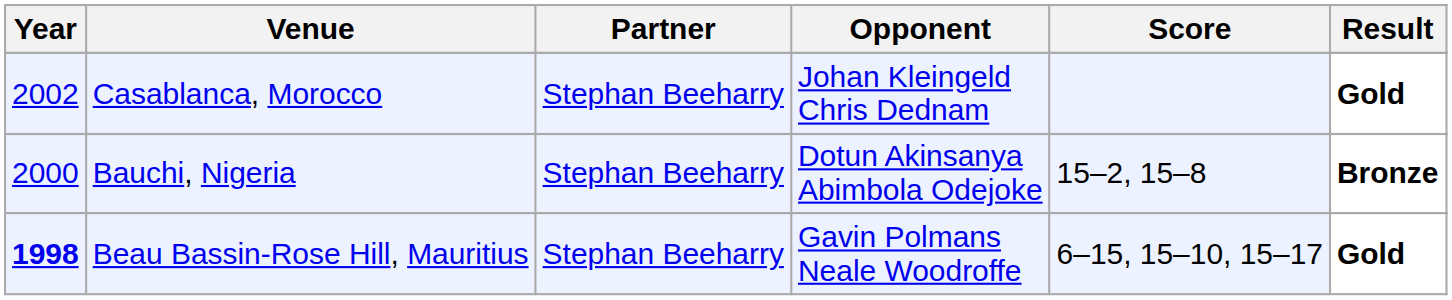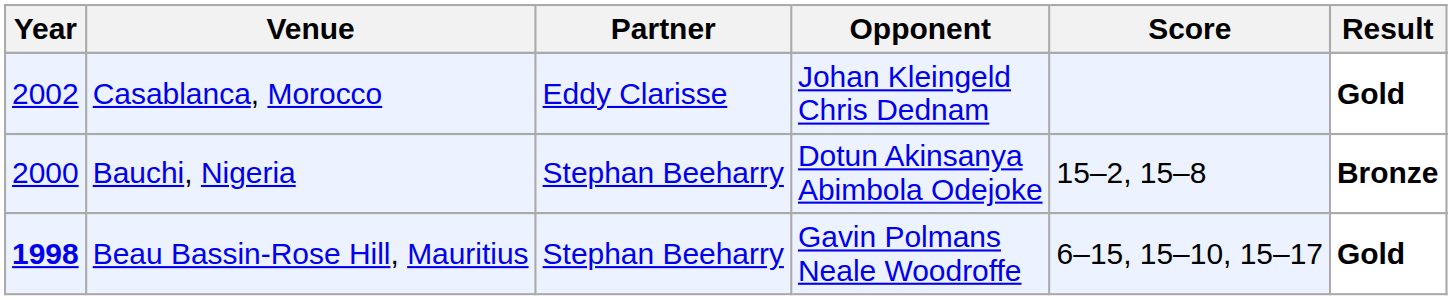(663, 93) Stephan Beeharry -> (635, 93) Eddy Clarisse
